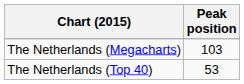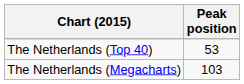rows swapped: (94, 49) <-> (80, 69)
